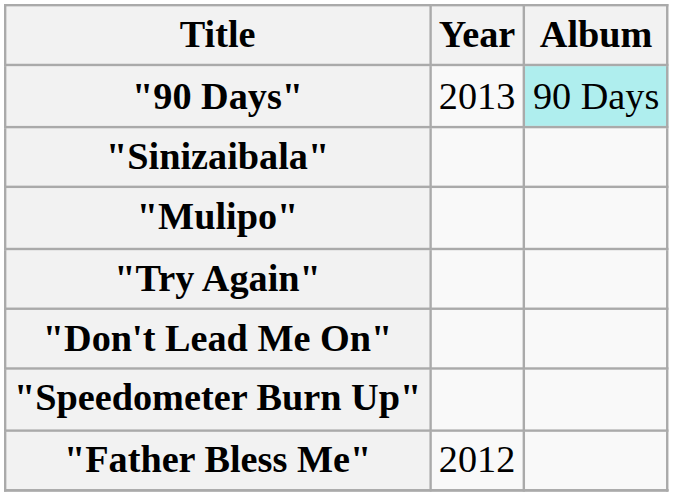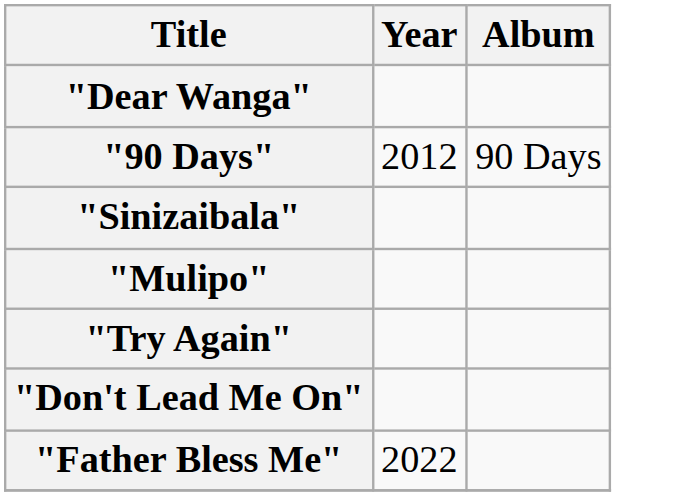+ row: (189, 95)
(477, 95) 2013 -> (419, 156) 2012
(596, 95) paleturquoise background -> (538, 156) no background
- row: (218, 398)
(477, 459) 2012 -> (419, 459) 2022
